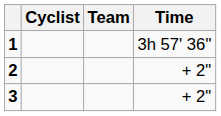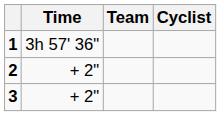columns swapped: (53, 17) <-> (174, 17)
